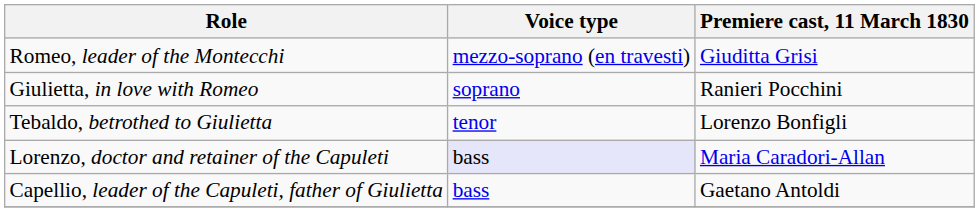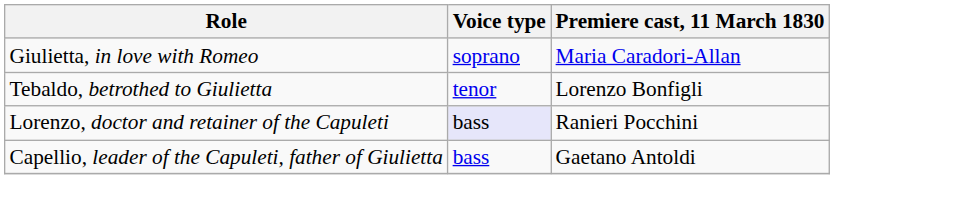- row: (147, 55)
(771, 88) Ranieri Pocchini -> (648, 55) Maria Caradori-Allan
(792, 156) Maria Caradori-Allan -> (627, 122) Ranieri Pocchini
